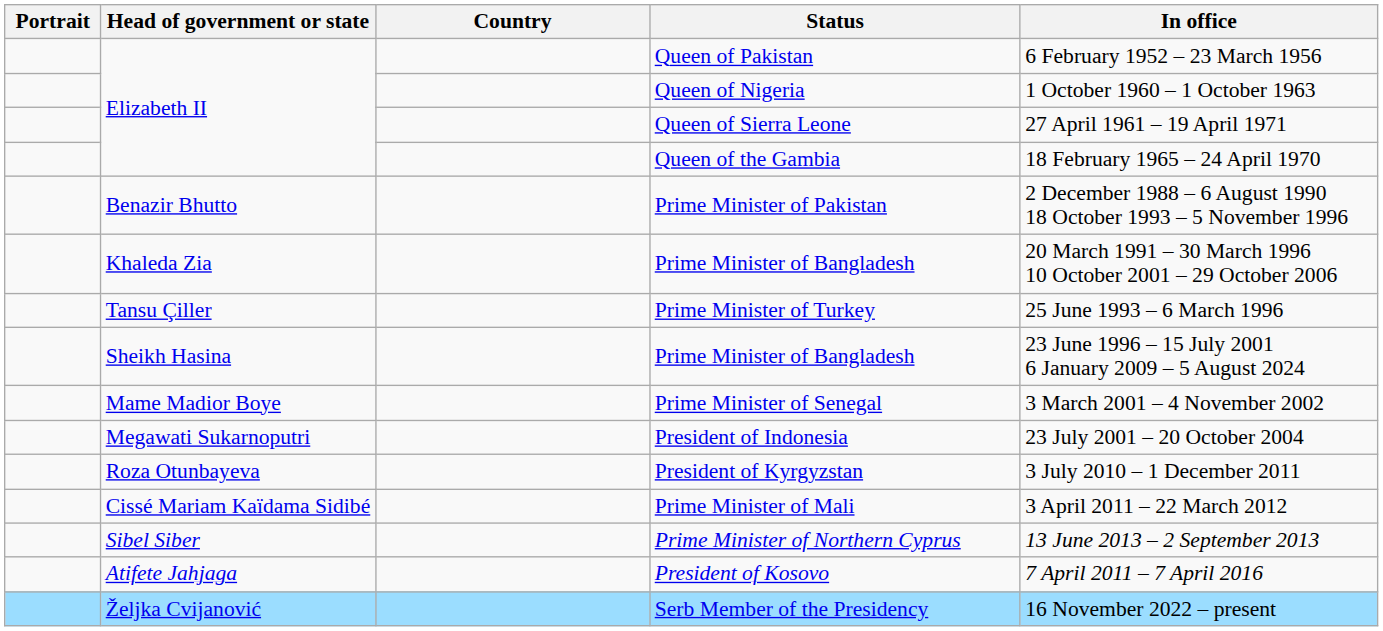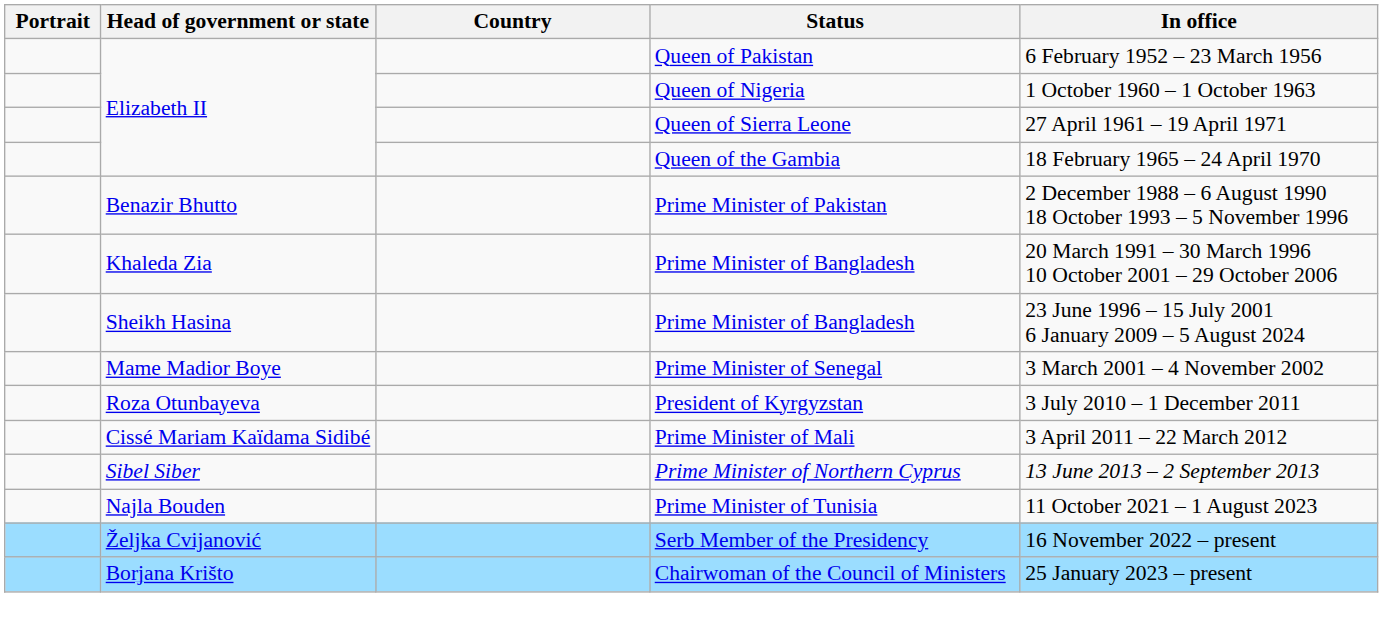- row: (159, 310)
- row: (208, 437)
- row: (171, 574)
+ row: (165, 505)
+ row: (170, 574)
